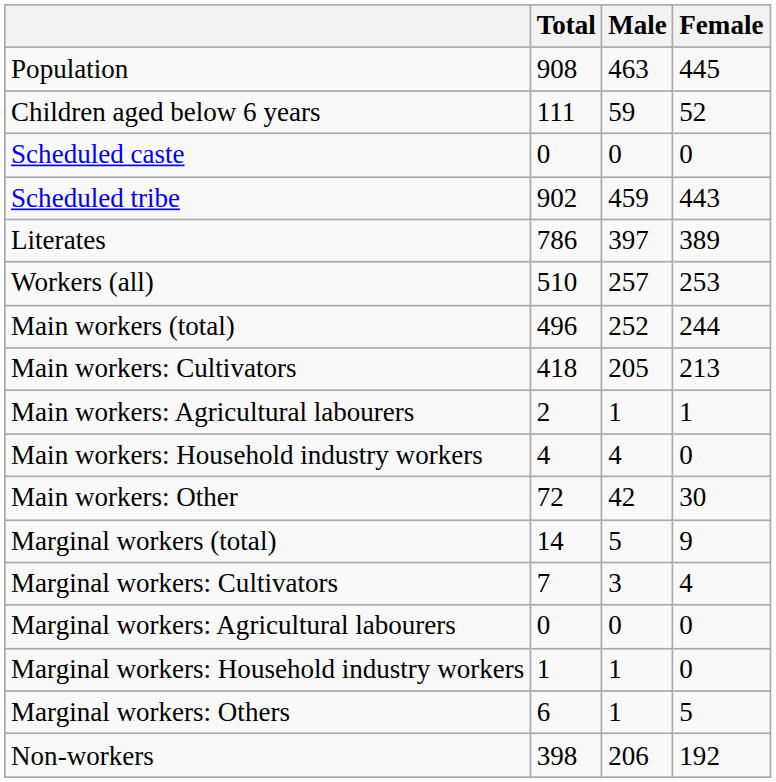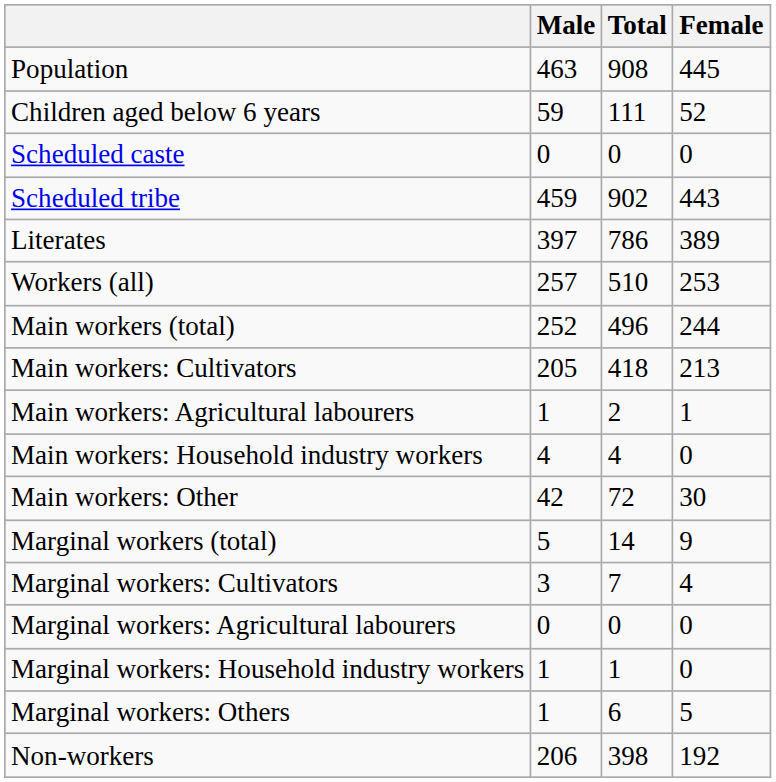columns swapped: (566, 25) <-> (638, 25)
